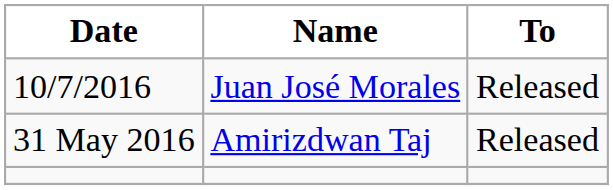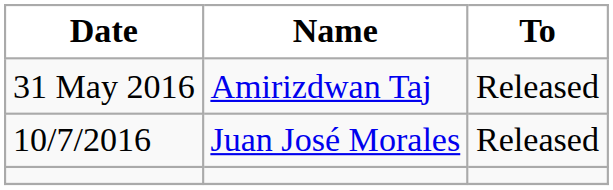rows swapped: (104, 139) <-> (82, 85)
